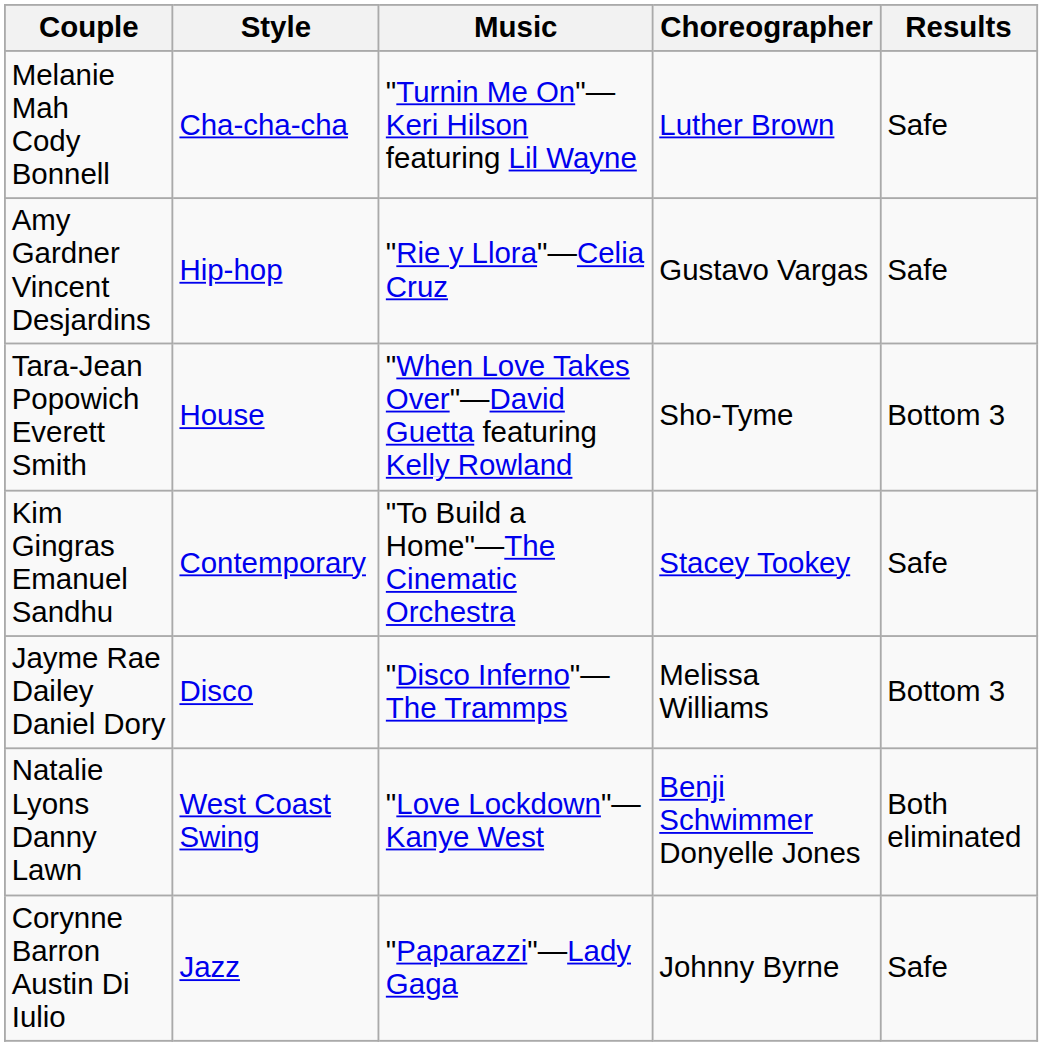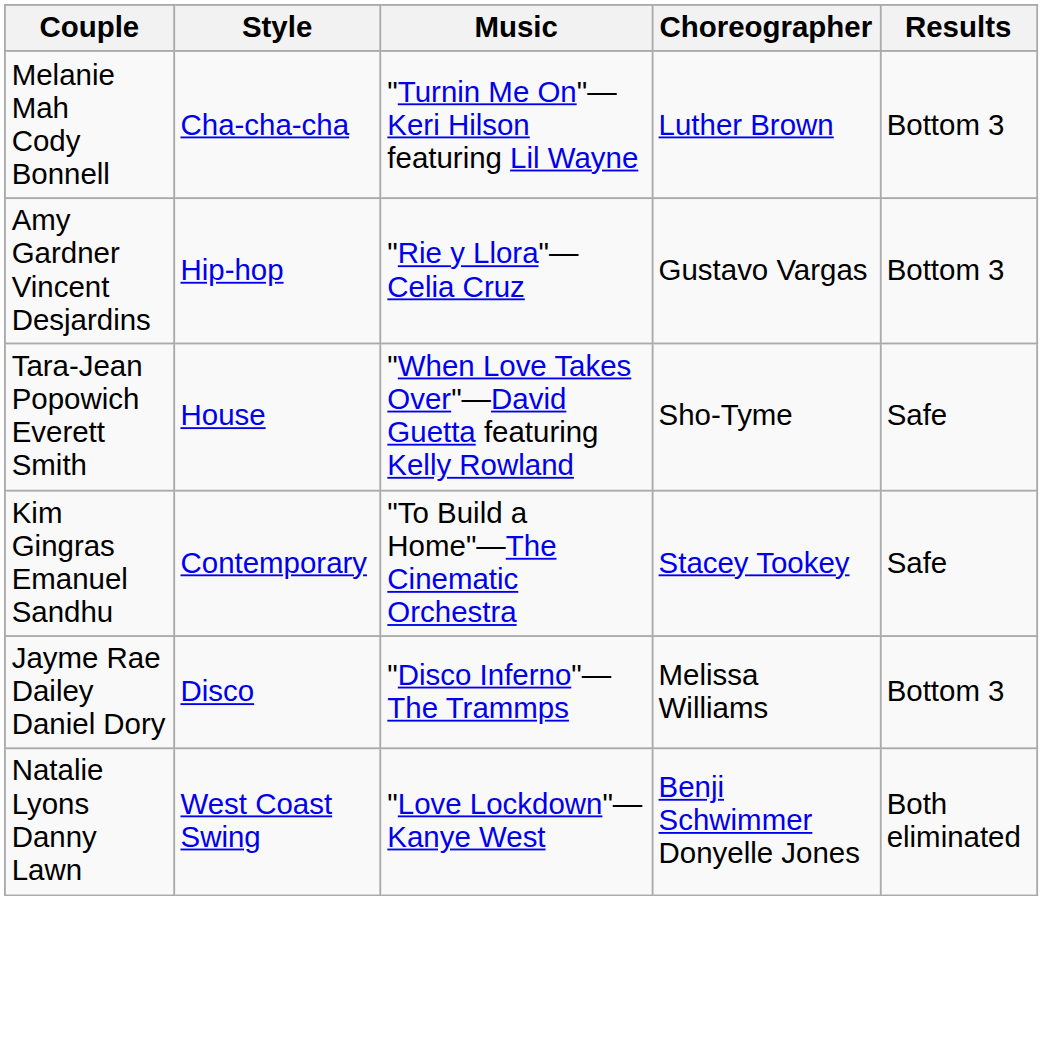(918, 124) Safe -> (946, 124) Bottom 3
(918, 270) Safe -> (946, 270) Bottom 3
(946, 416) Bottom 3 -> (917, 416) Safe
- row: (71, 967)
